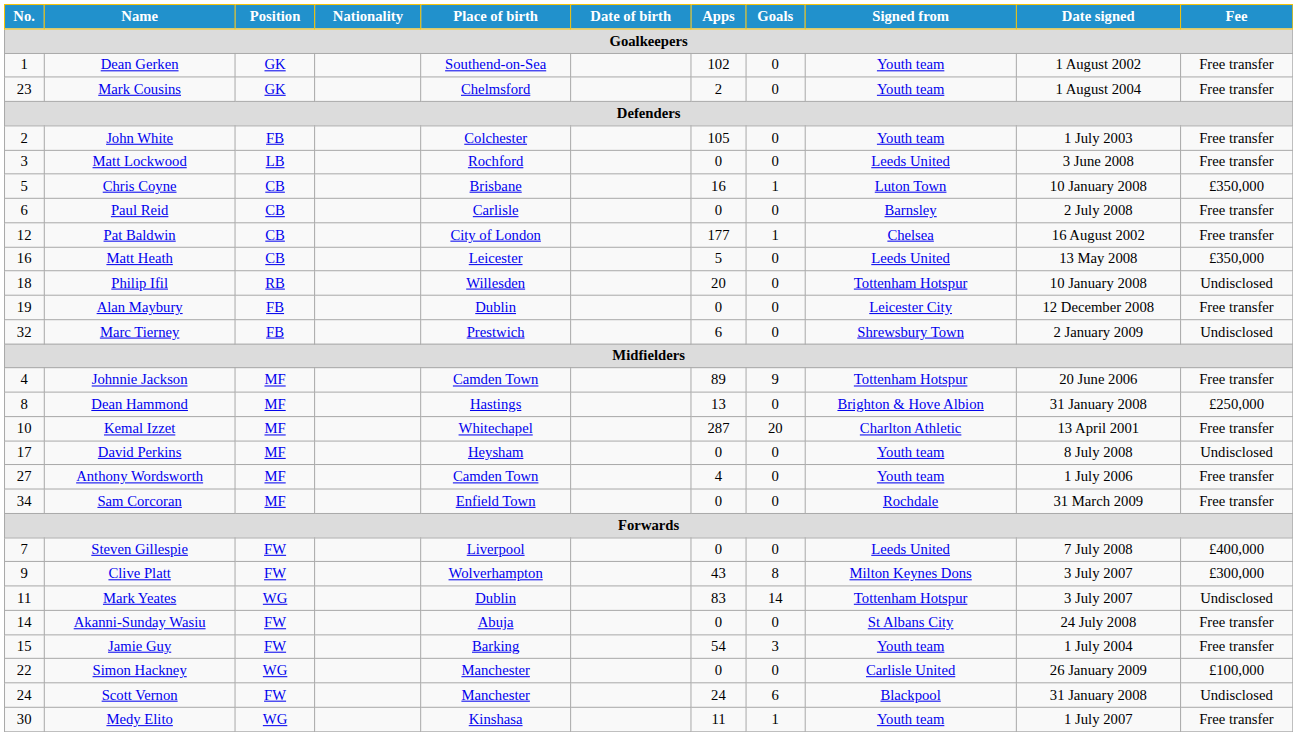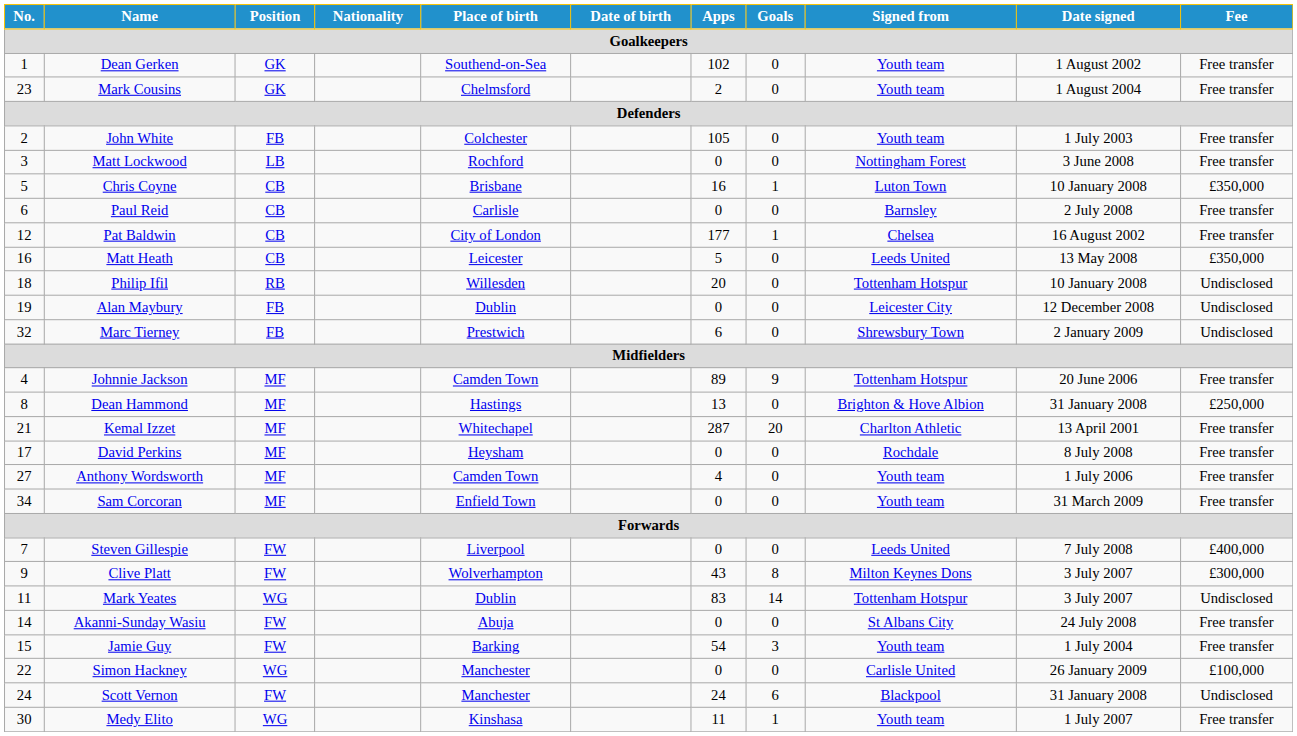(911, 162) Leeds United -> (911, 162) Nottingham Forest
(1236, 307) Free transfer -> (1236, 307) Undisclosed
(24, 428) 10 -> (24, 428) 21
(911, 453) Youth team -> (911, 453) Rochdale
(1236, 453) Undisclosed -> (1236, 453) Free transfer
(911, 501) Rochdale -> (911, 501) Youth team
